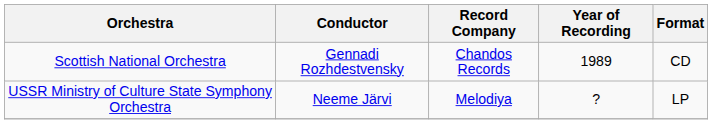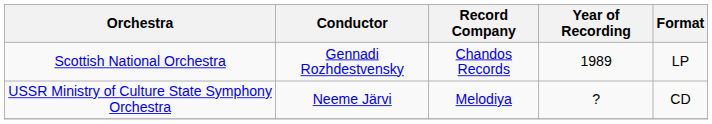(680, 61) CD -> (680, 61) LP
(680, 99) LP -> (680, 99) CD
